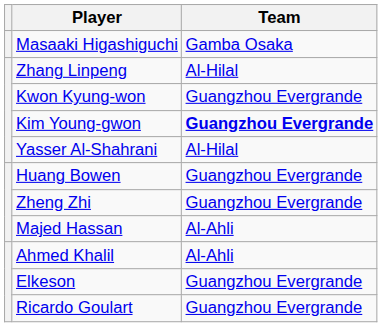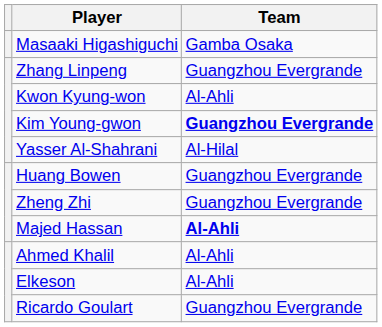(212, 70) Al-Hilal -> (274, 70) Guangzhou Evergrande
(274, 96) Guangzhou Evergrande -> (210, 96) Al-Ahli
(210, 228) normal -> (212, 228) bold
(274, 281) Guangzhou Evergrande -> (210, 281) Al-Ahli
